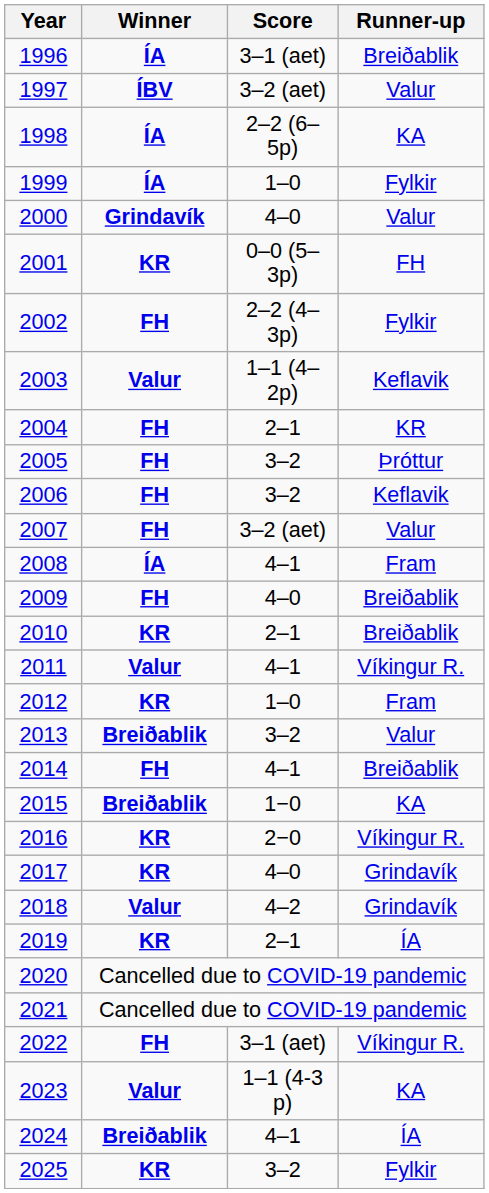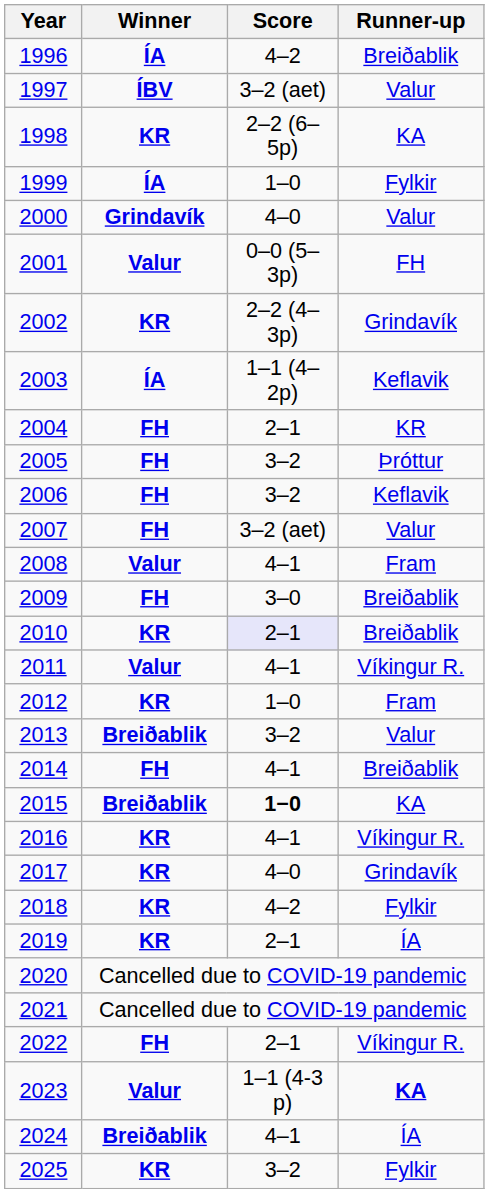(283, 55) 3–1 (aet) -> (283, 55) 4–2
(155, 136) ÍA -> (155, 136) KR
(155, 263) KR -> (155, 263) Valur
(155, 322) FH -> (155, 322) KR
(411, 322) Fylkir -> (411, 322) Grindavík
(155, 380) Valur -> (155, 380) ÍA
(155, 564) ÍA -> (155, 564) Valur
(283, 598) 4–0 -> (283, 598) 3–0
(283, 632) no background -> (283, 632) lavender background
(283, 803) normal -> (283, 803) bold
(283, 838) 2−0 -> (283, 838) 4–1
(155, 906) Valur -> (155, 906) KR
(411, 906) Grindavík -> (411, 906) Fylkir
(283, 1043) 3–1 (aet) -> (283, 1043) 2–1
(411, 1090) normal -> (411, 1090) bold
